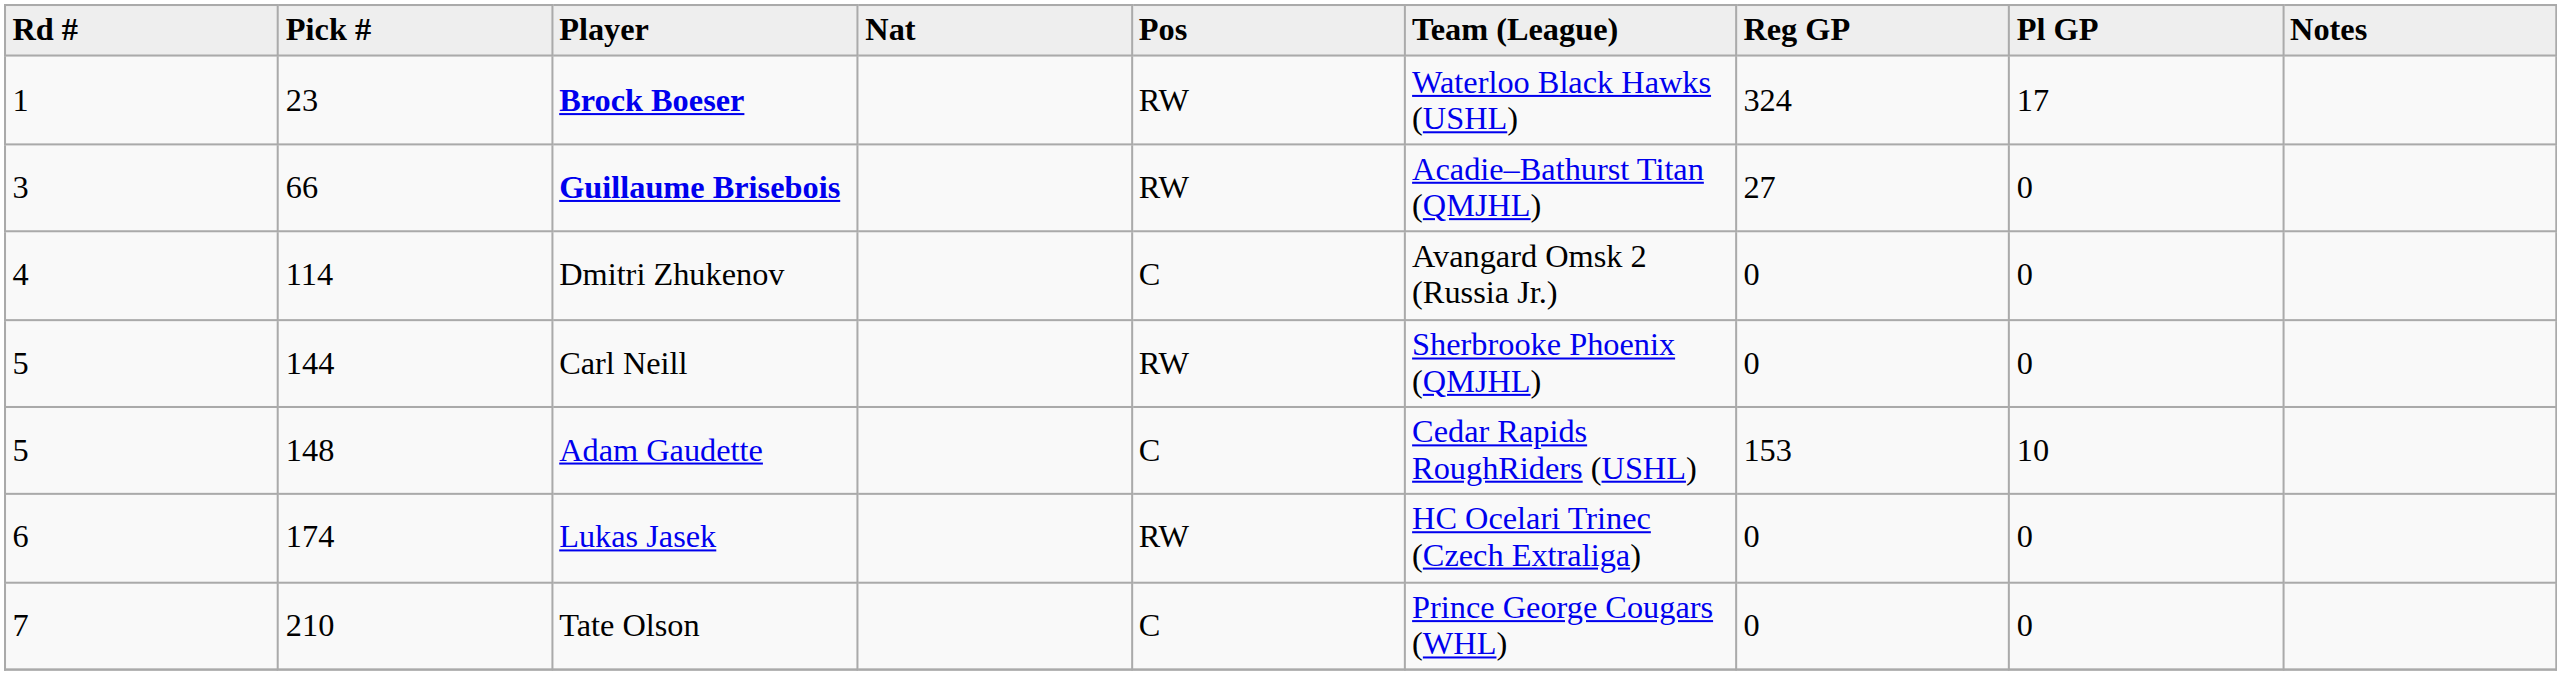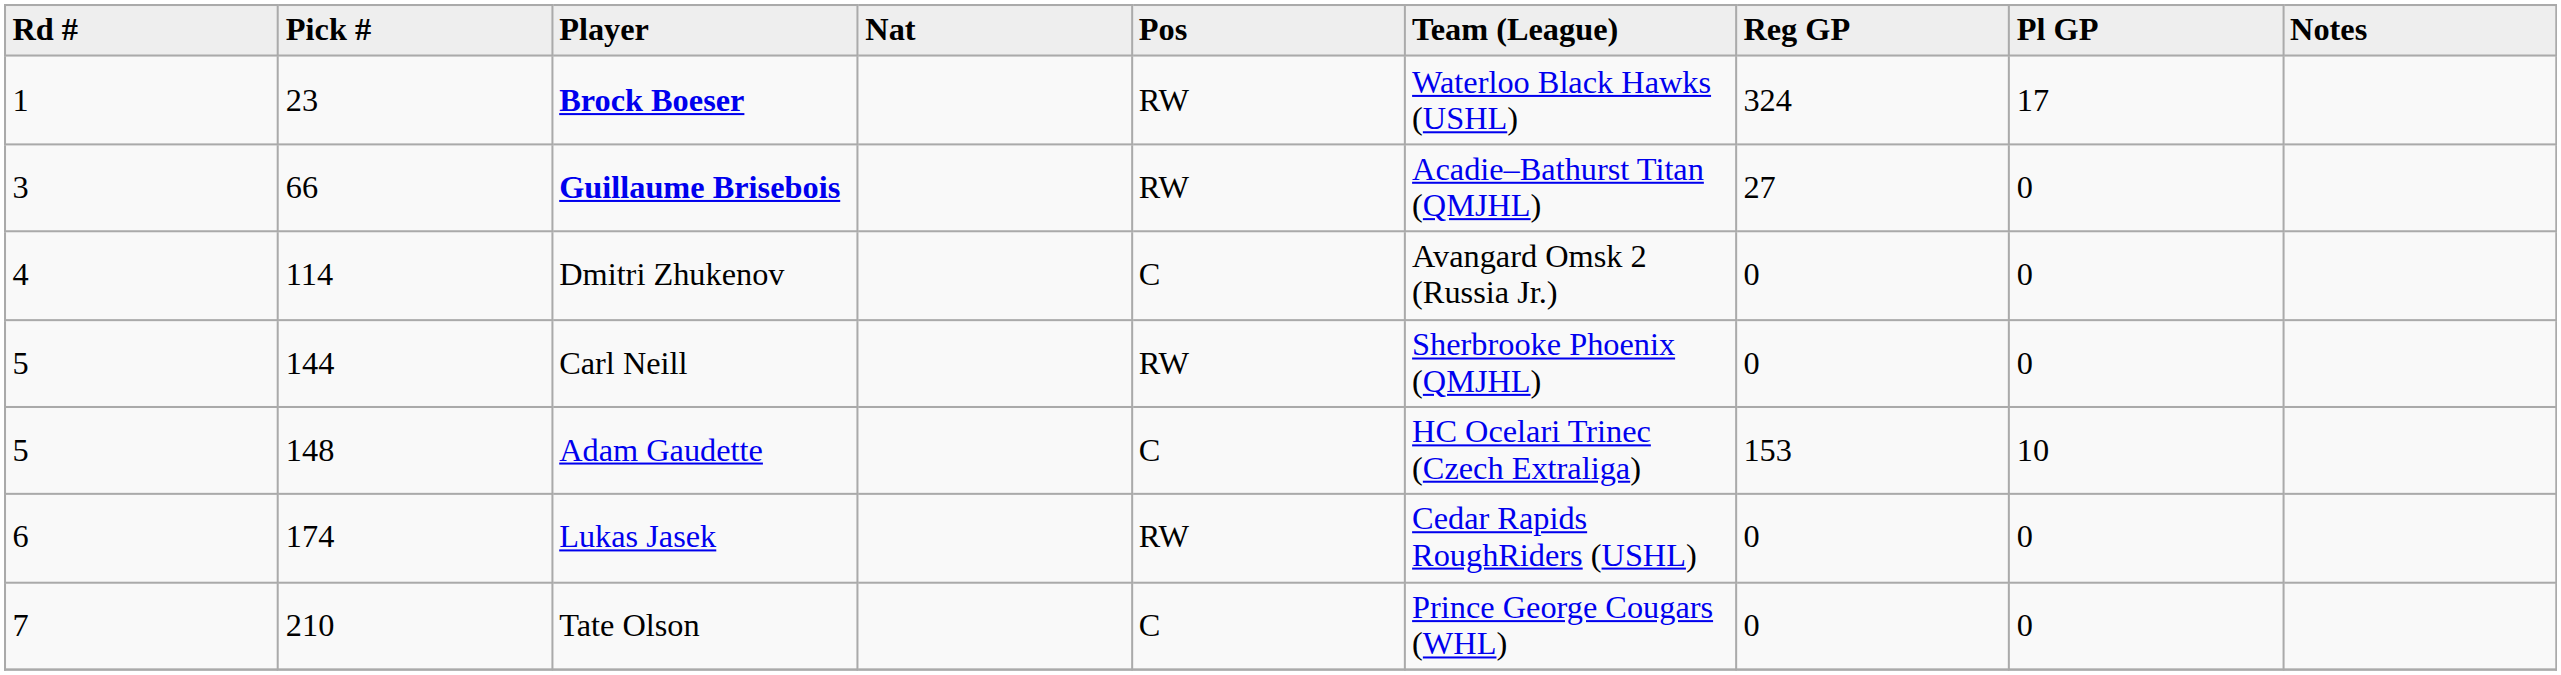(1554, 450) Cedar Rapids RoughRiders (USHL) -> (1531, 450) HC Ocelari Trinec (Czech Extraliga)
(1531, 537) HC Ocelari Trinec (Czech Extraliga) -> (1554, 537) Cedar Rapids RoughRiders (USHL)
